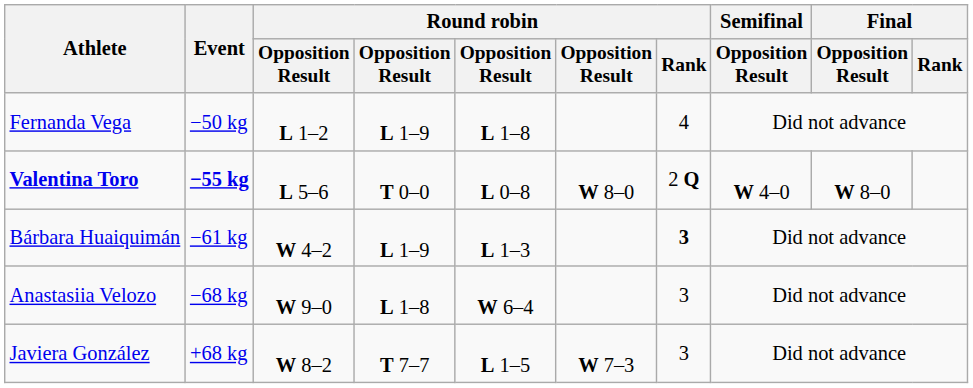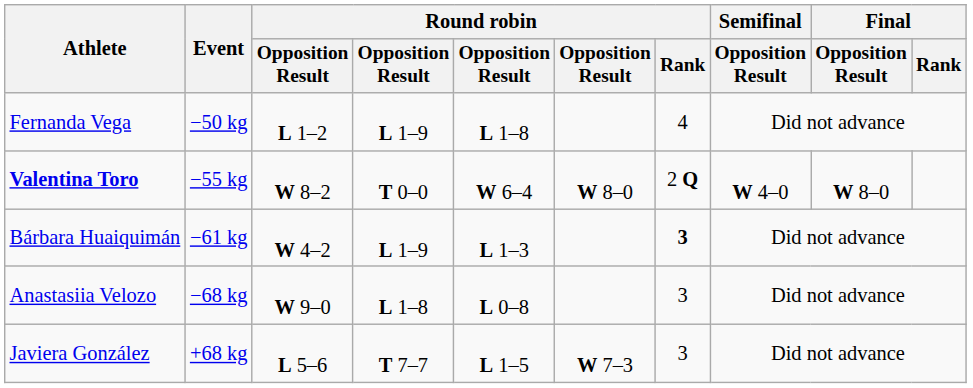(219, 180) bold -> (219, 180) normal
(304, 192) L 5–6 -> (303, 192) W 8–2
(505, 192) L 0–8 -> (504, 192) W 6–4
(505, 307) W 6–4 -> (504, 307) L 0–8
(304, 365) W 8–2 -> (303, 365) L 5–6
